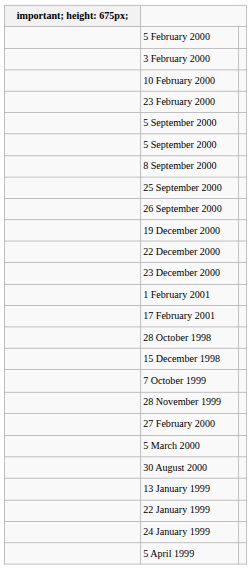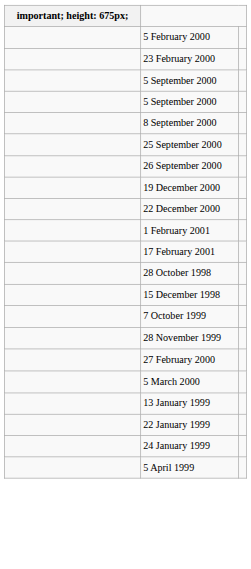- row: (73, 59)
- row: (73, 80)
- row: (73, 273)
- row: (73, 468)
